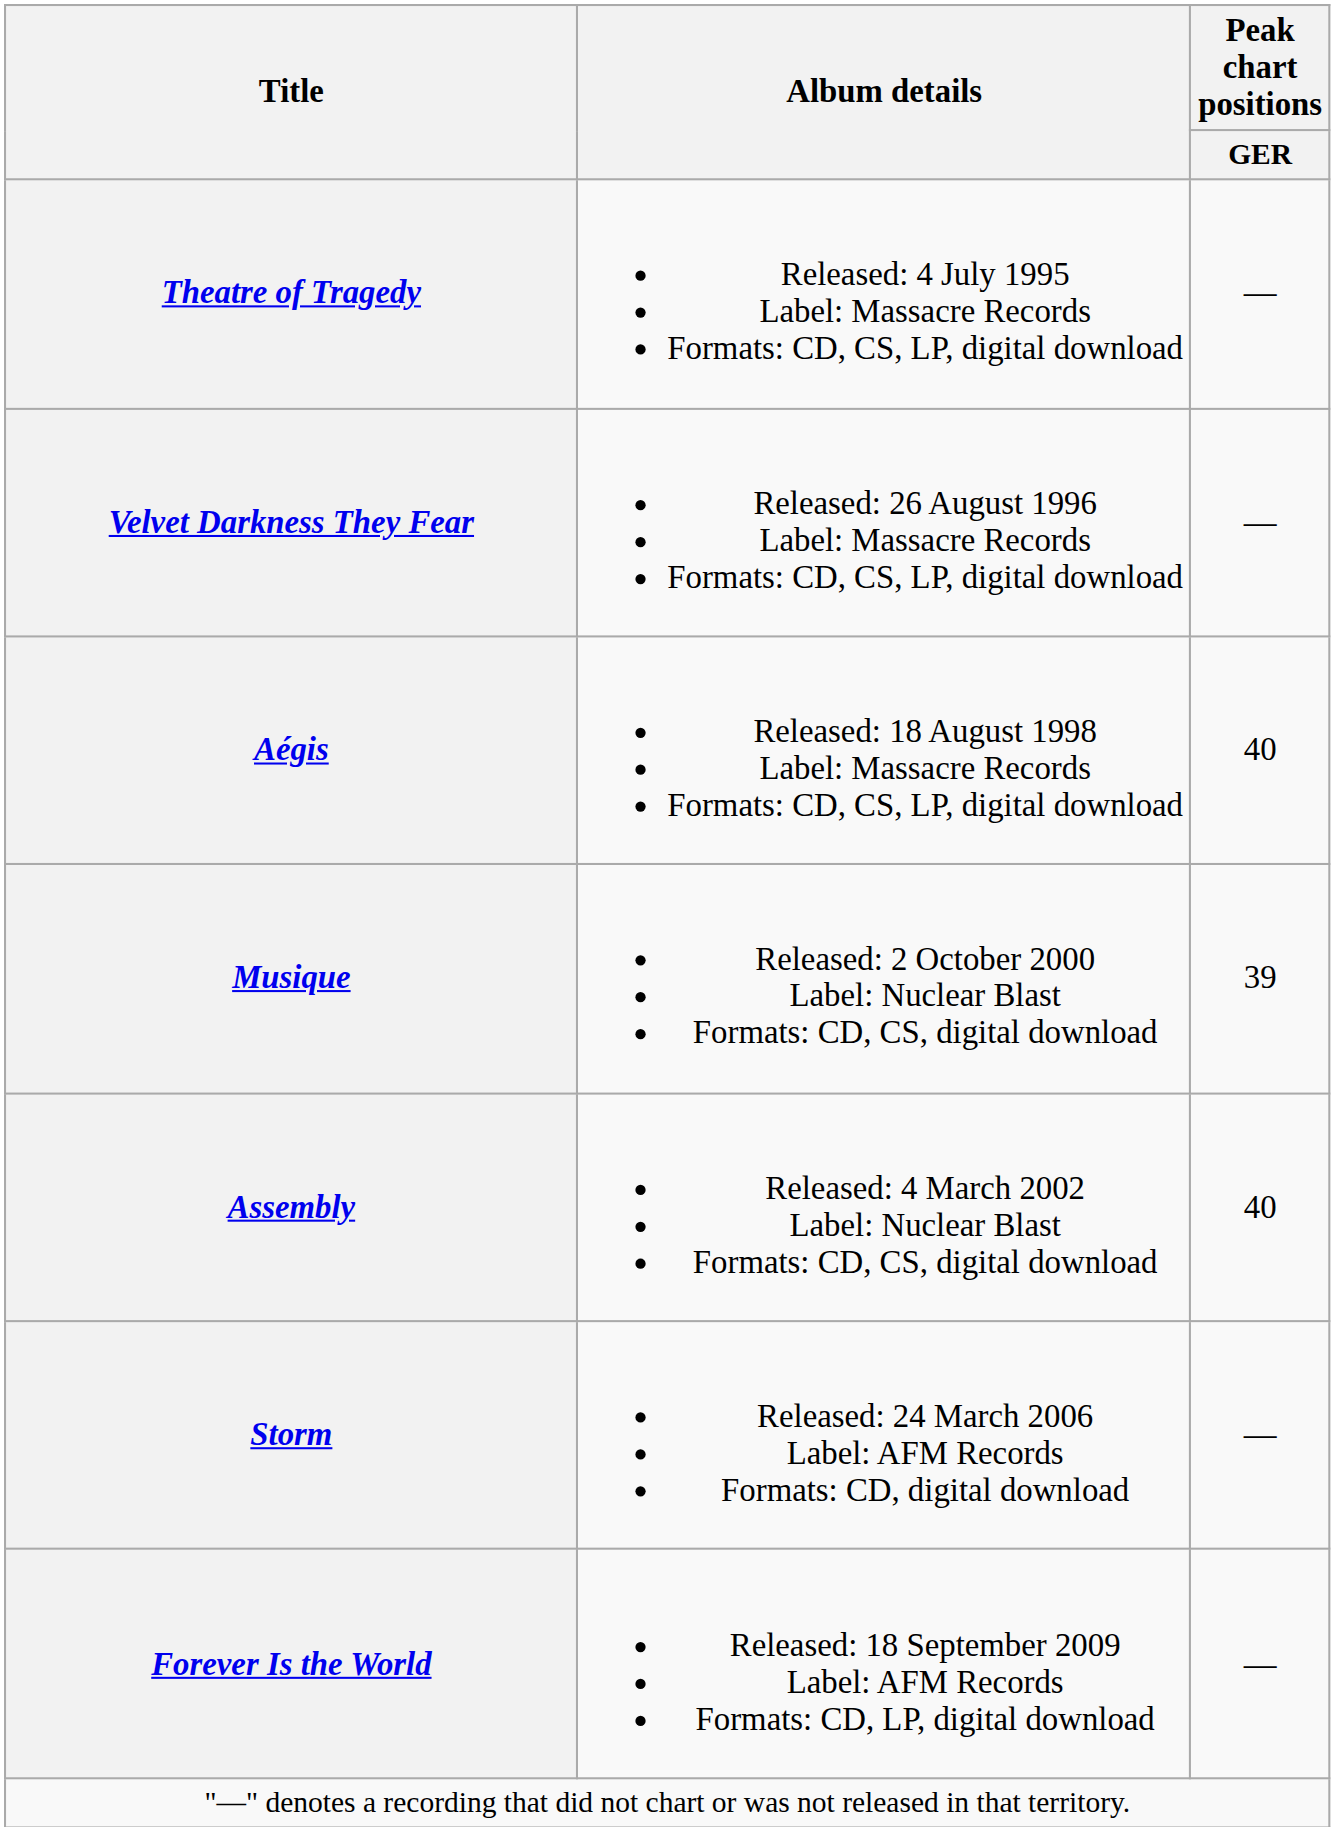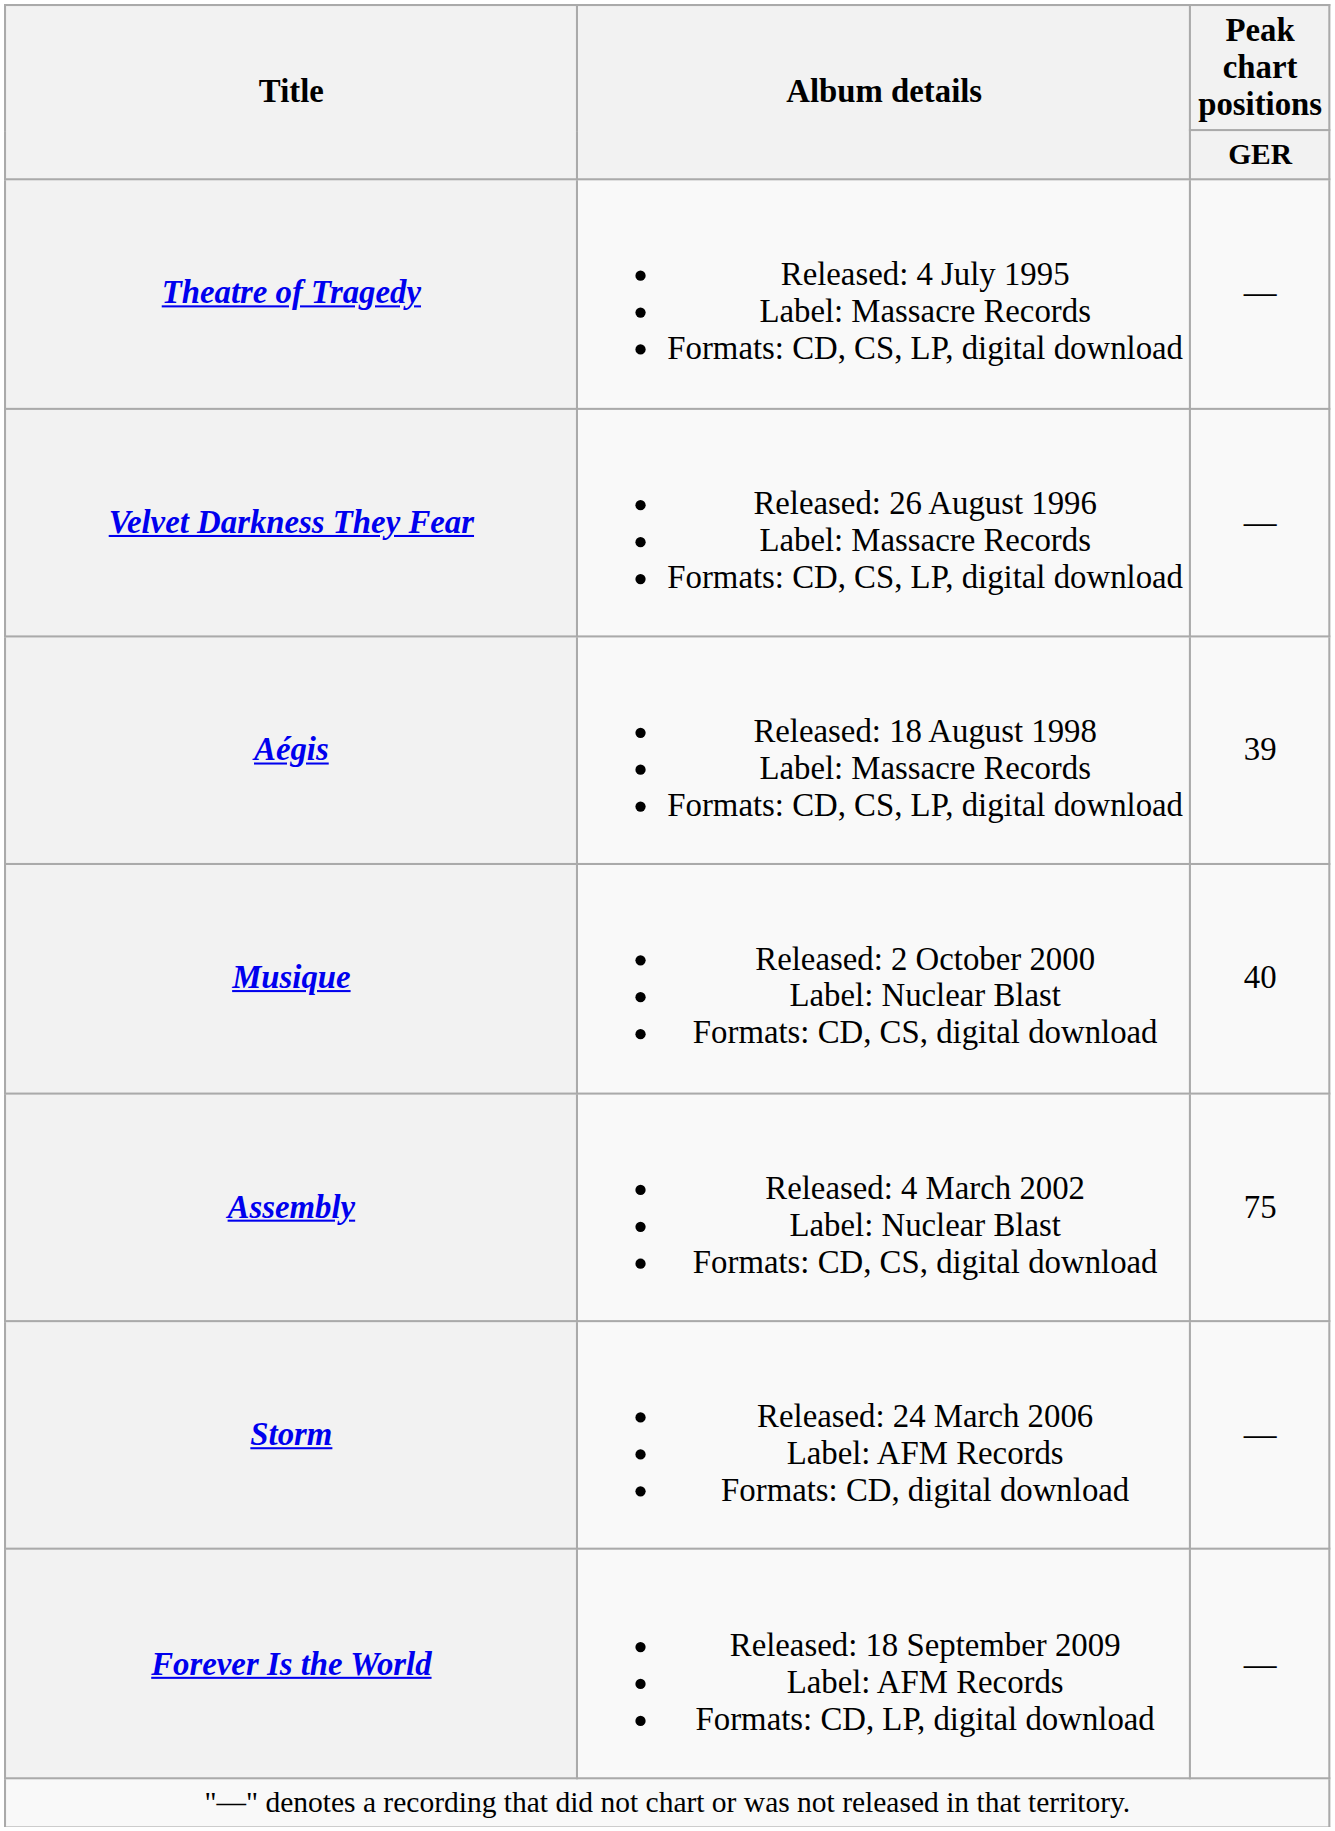(1260, 749) 40 -> (1260, 749) 39
(1260, 978) 39 -> (1260, 978) 40
(1260, 1206) 40 -> (1260, 1206) 75
